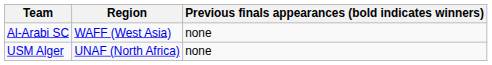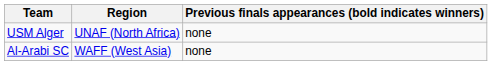rows swapped: (38, 32) <-> (35, 51)
